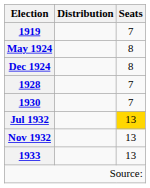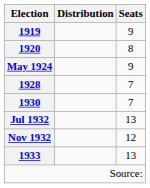(131, 31) 7 -> (131, 31) 9
+ row: (30, 49)
(131, 49) 8 -> (131, 67) 9
- row: (30, 67)
(131, 120) gold background -> (131, 120) no background
(131, 138) 13 -> (131, 138) 12
